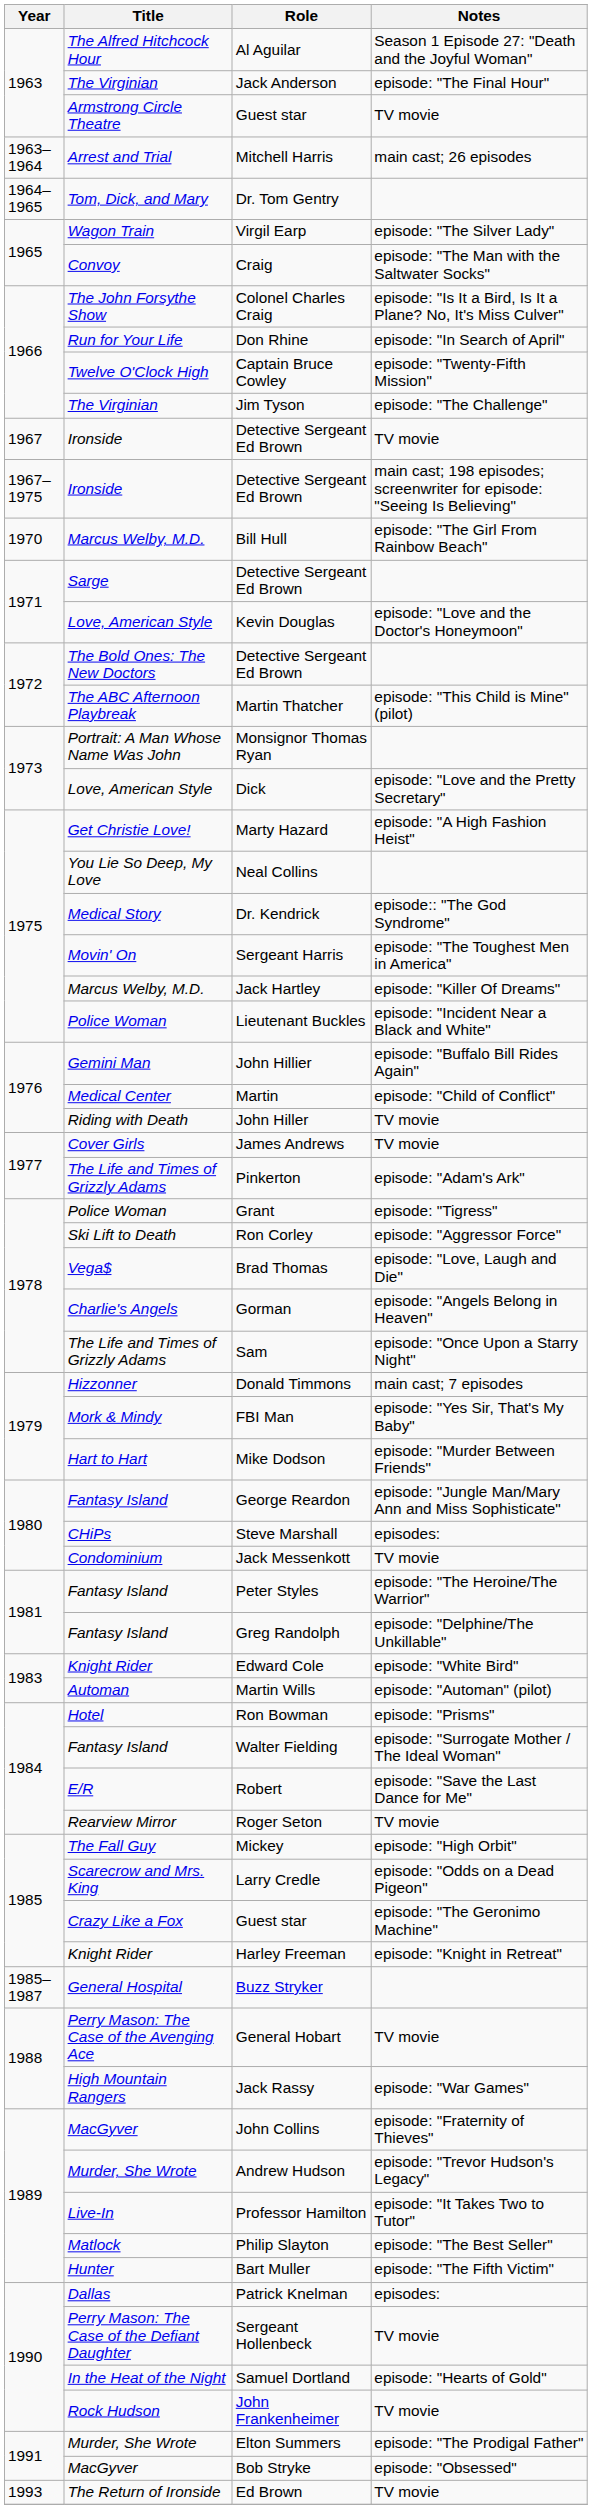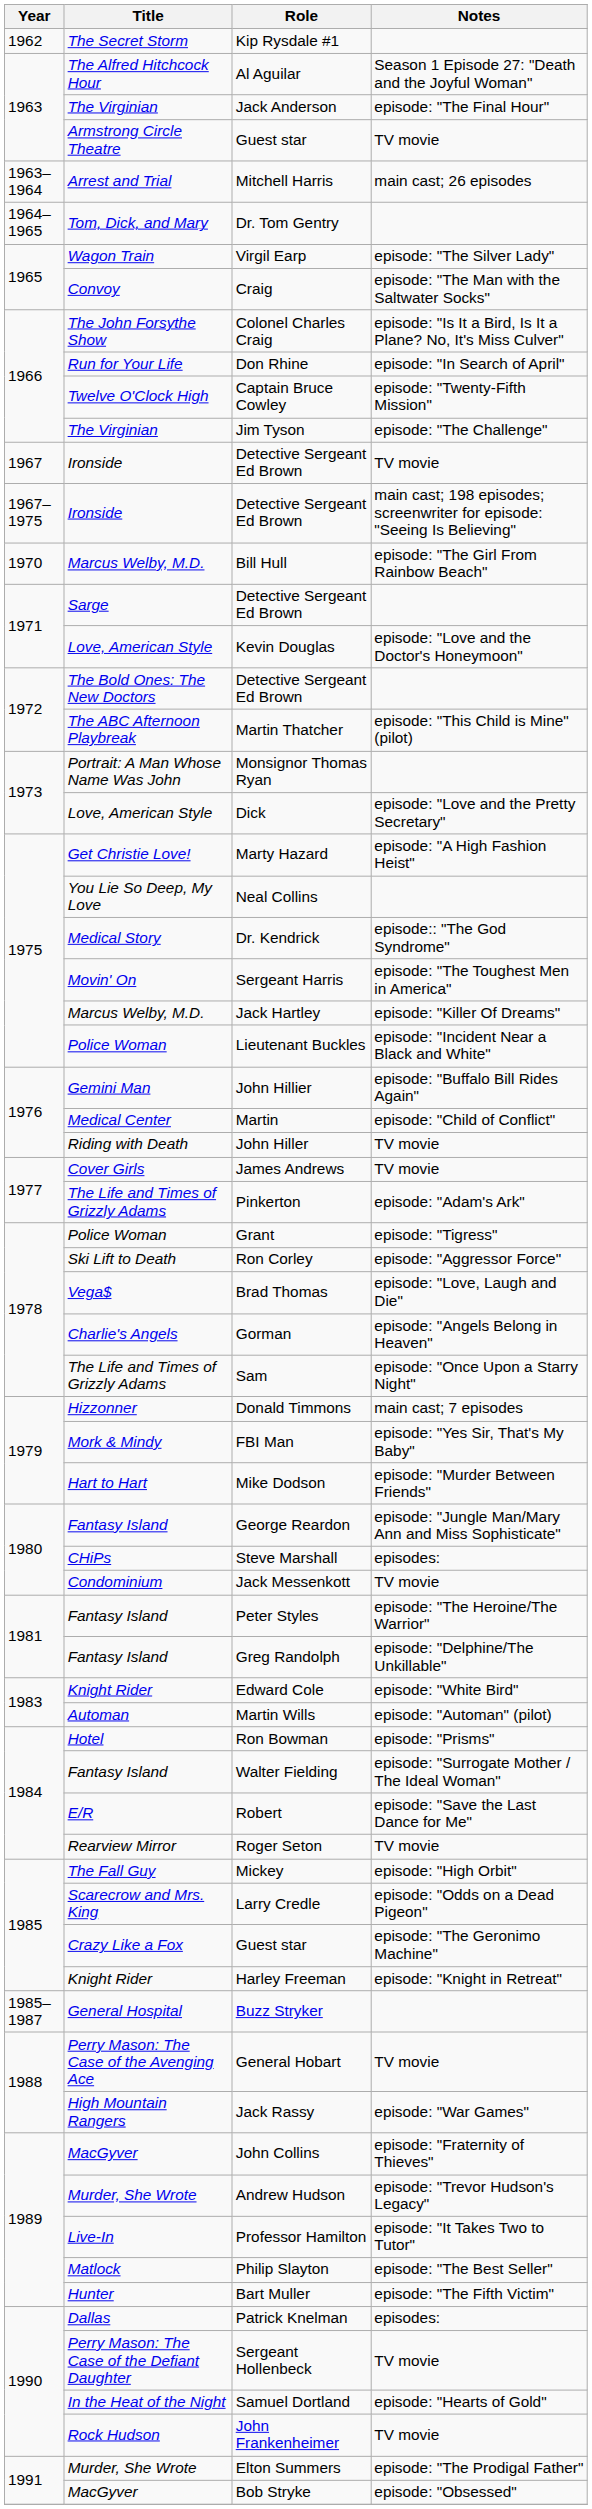+ row: (25, 41)
- row: (25, 2492)
